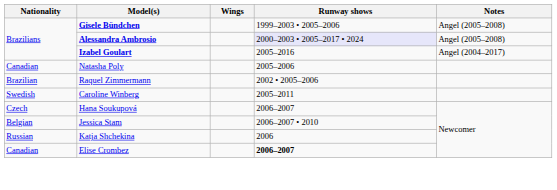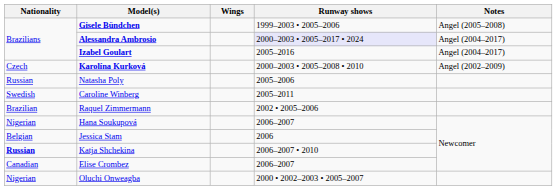(472, 38) Angel (2005–2008) -> (472, 38) Angel (2004–2017)
+ row: (112, 66)
(22, 66) Canadian -> (20, 80) Russian
rows swapped: (115, 80) <-> (109, 94)
(17, 108) Czech -> (21, 122) Nigerian
(287, 122) 2006–2007 • 2010 -> (265, 136) 2006
(20, 136) normal -> (21, 150) bold
(265, 136) 2006 -> (287, 150) 2006–2007 • 2010
(275, 150) bold -> (275, 164) normal
+ row: (109, 177)
